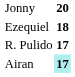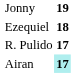(62, 8) 20 -> (62, 8) 19
